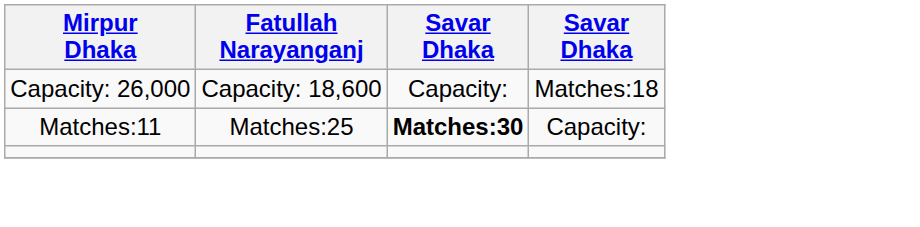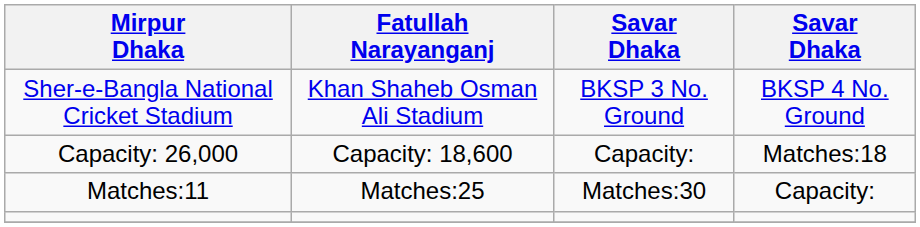+ row: (148, 102)
(458, 126) bold -> (644, 191) normal
